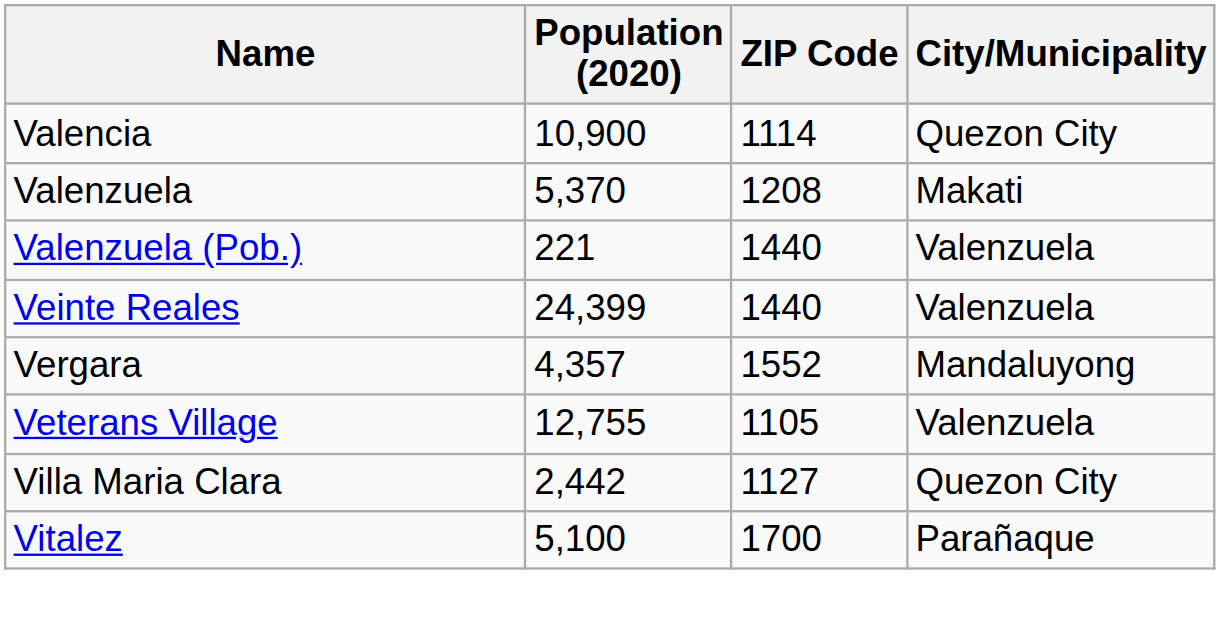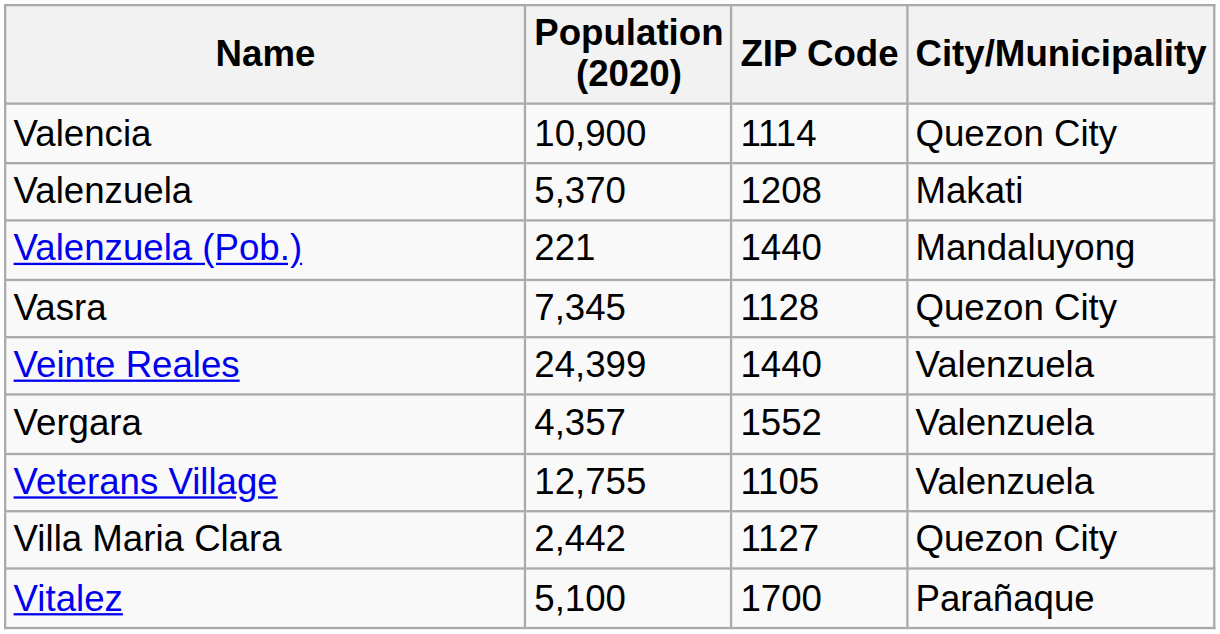(1005, 249) Valenzuela -> (1025, 249) Mandaluyong
+ row: (60, 307)
(1025, 365) Mandaluyong -> (1005, 423) Valenzuela
